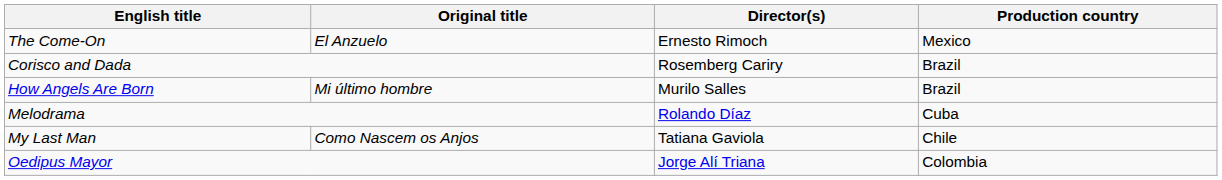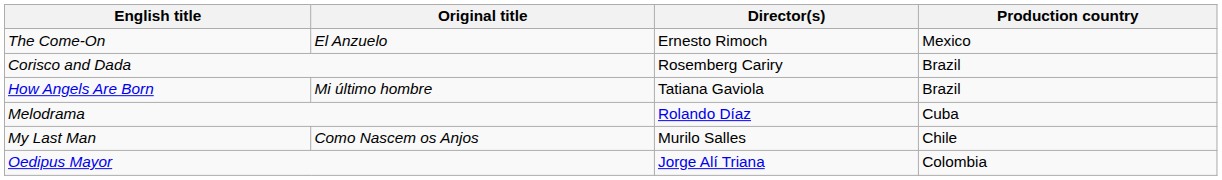(702, 89) Murilo Salles -> (711, 89) Tatiana Gaviola
(711, 138) Tatiana Gaviola -> (702, 138) Murilo Salles
